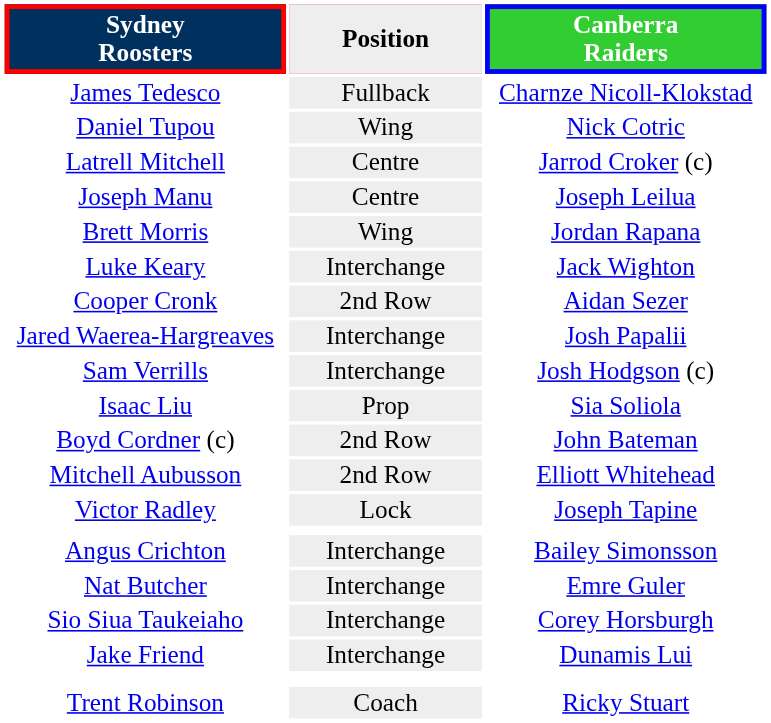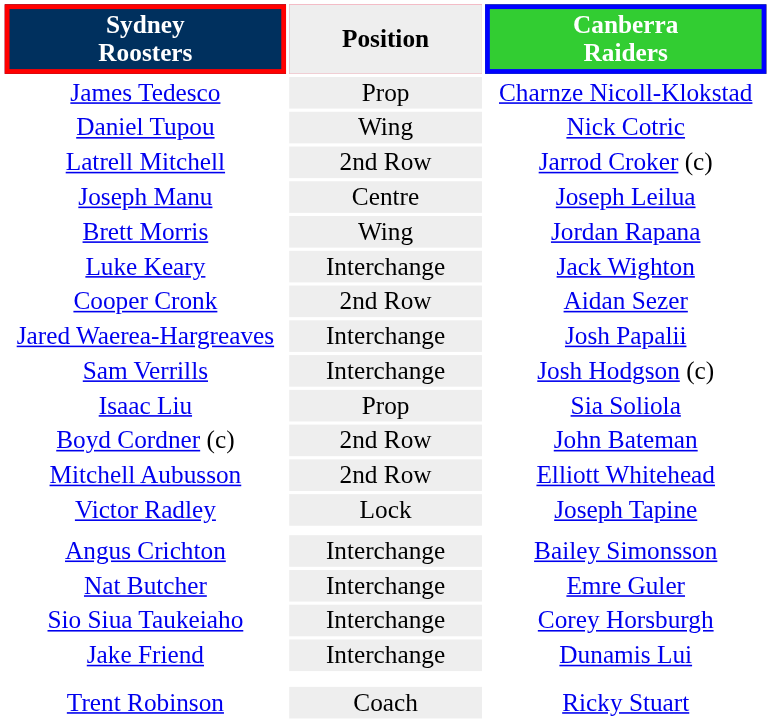(386, 92) Fullback -> (386, 92) Prop
(386, 162) Centre -> (386, 162) 2nd Row
